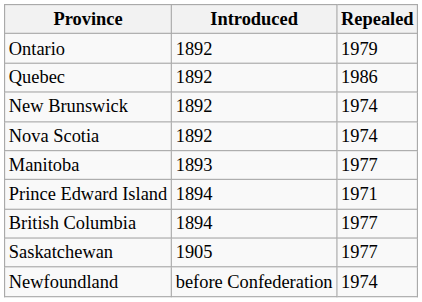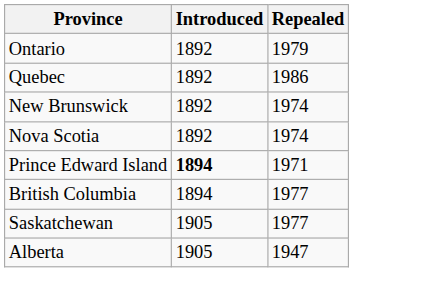- row: (44, 164)
(194, 194) normal -> (194, 164) bold
+ row: (36, 252)
- row: (63, 281)
